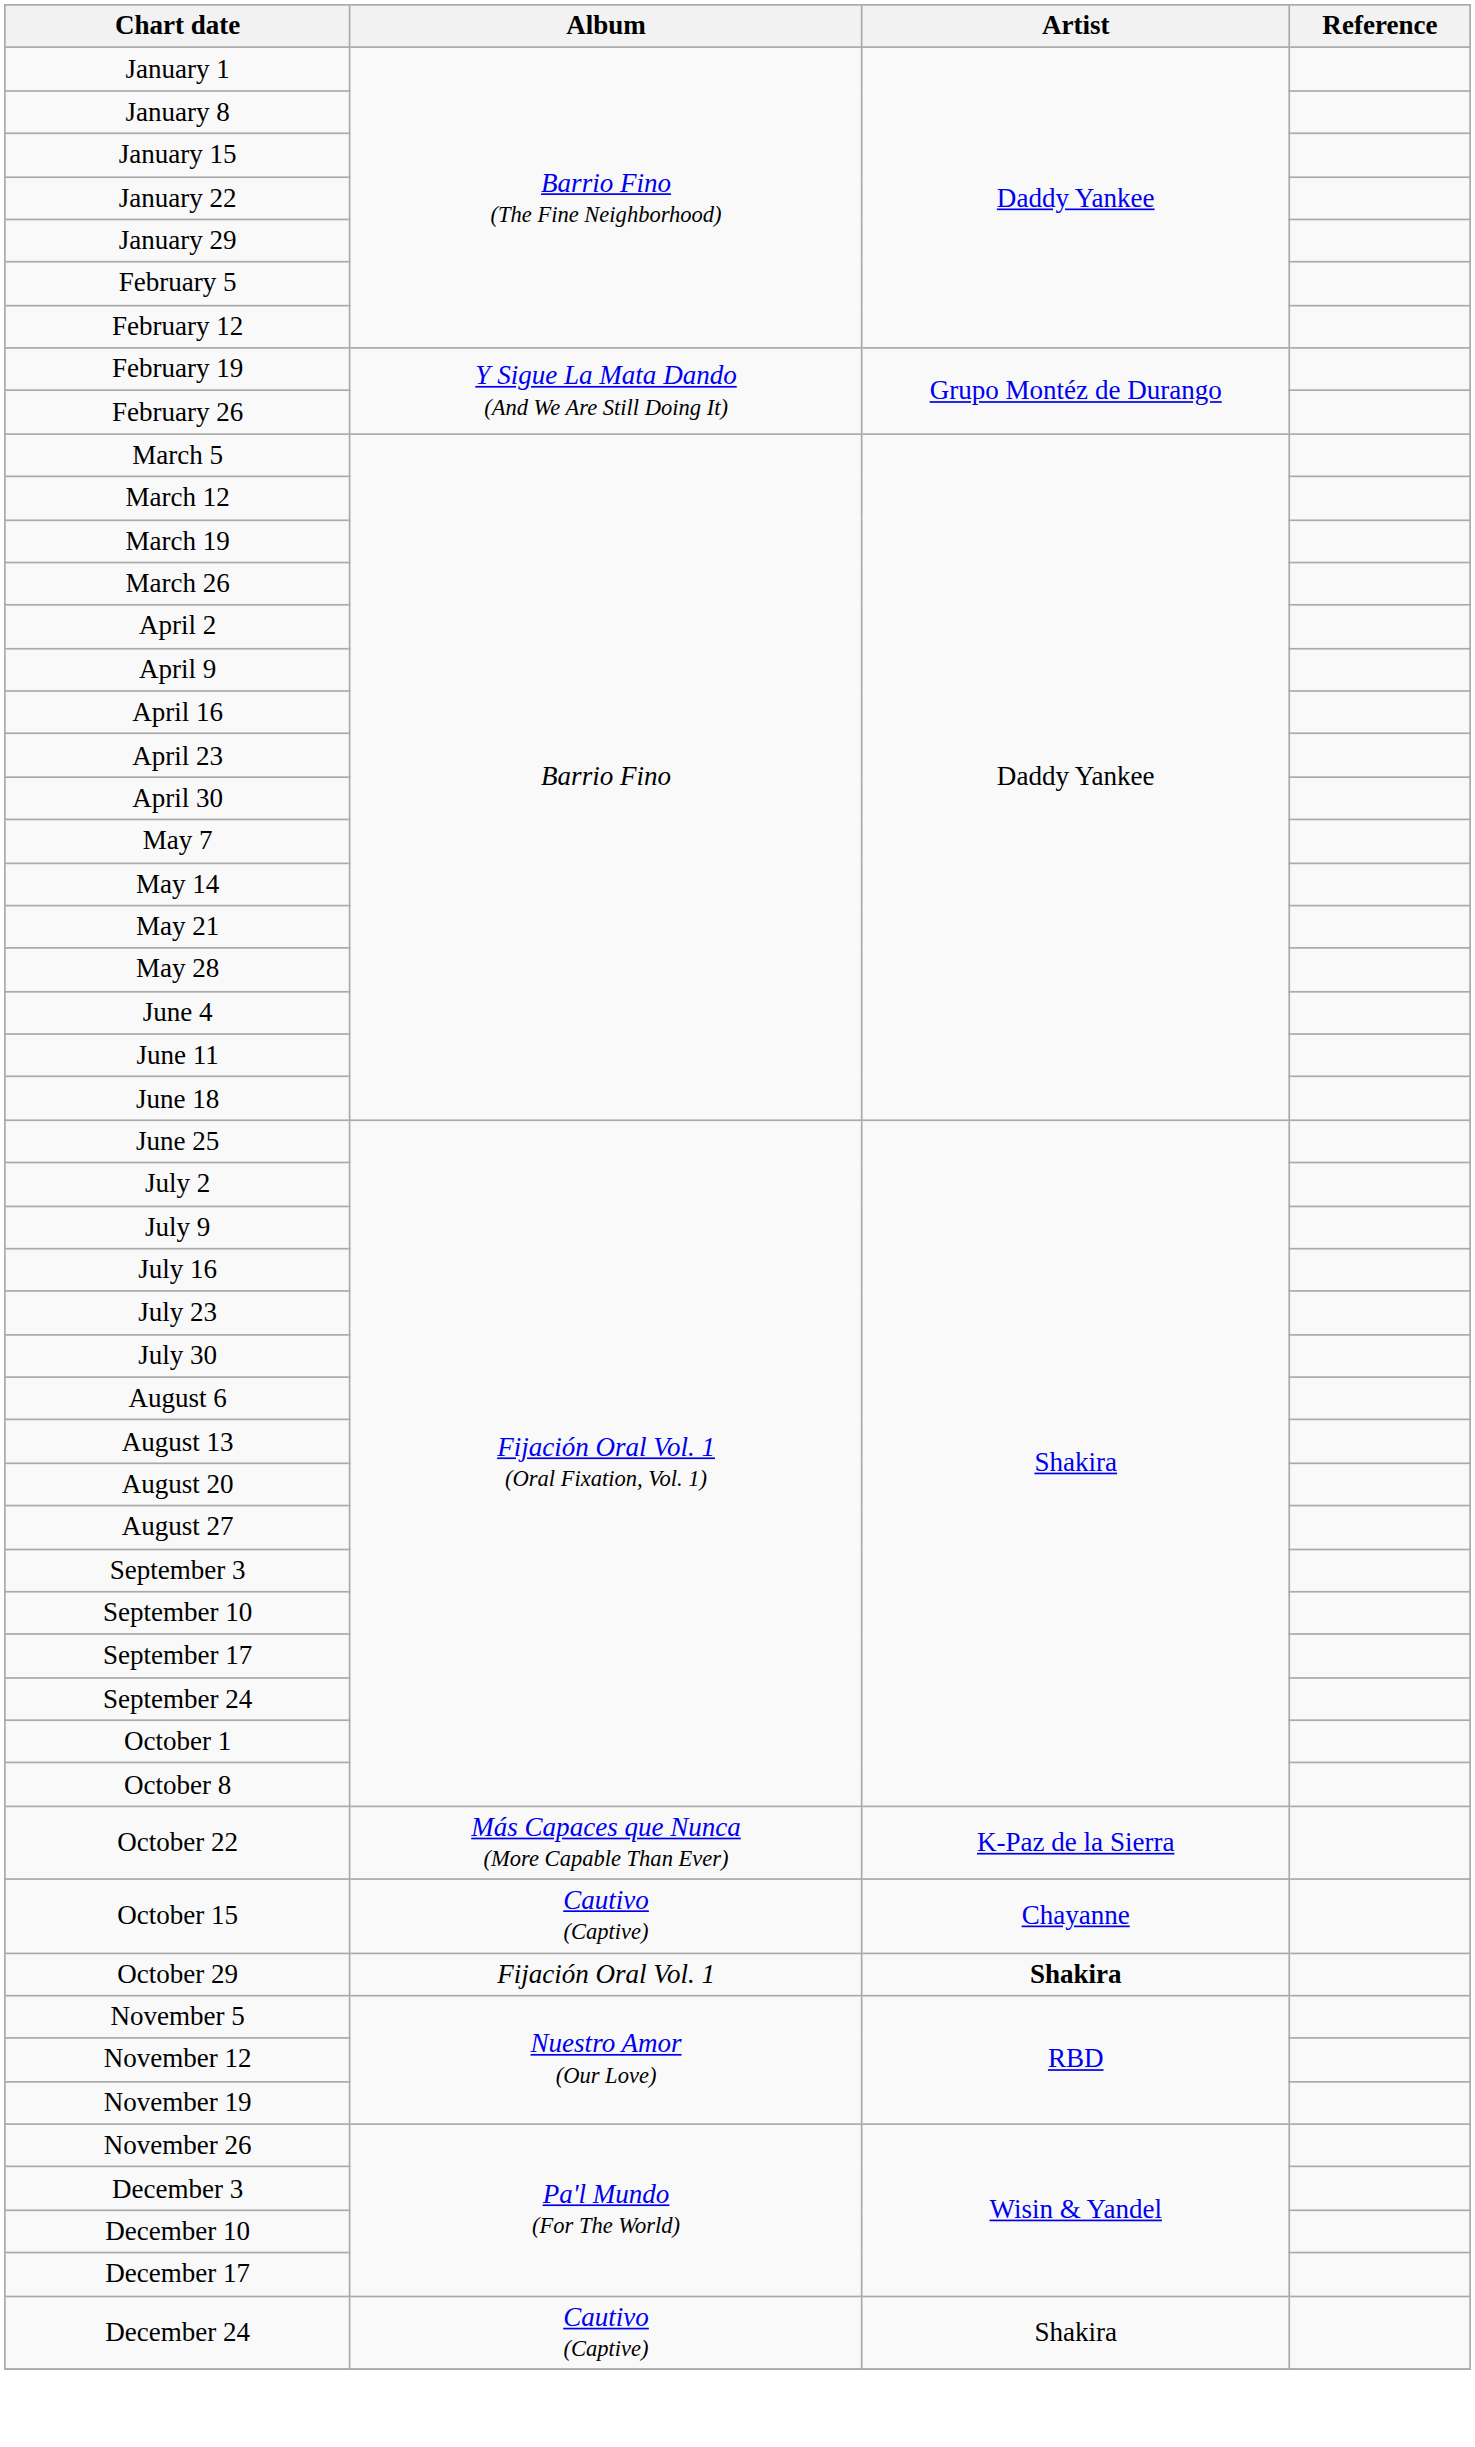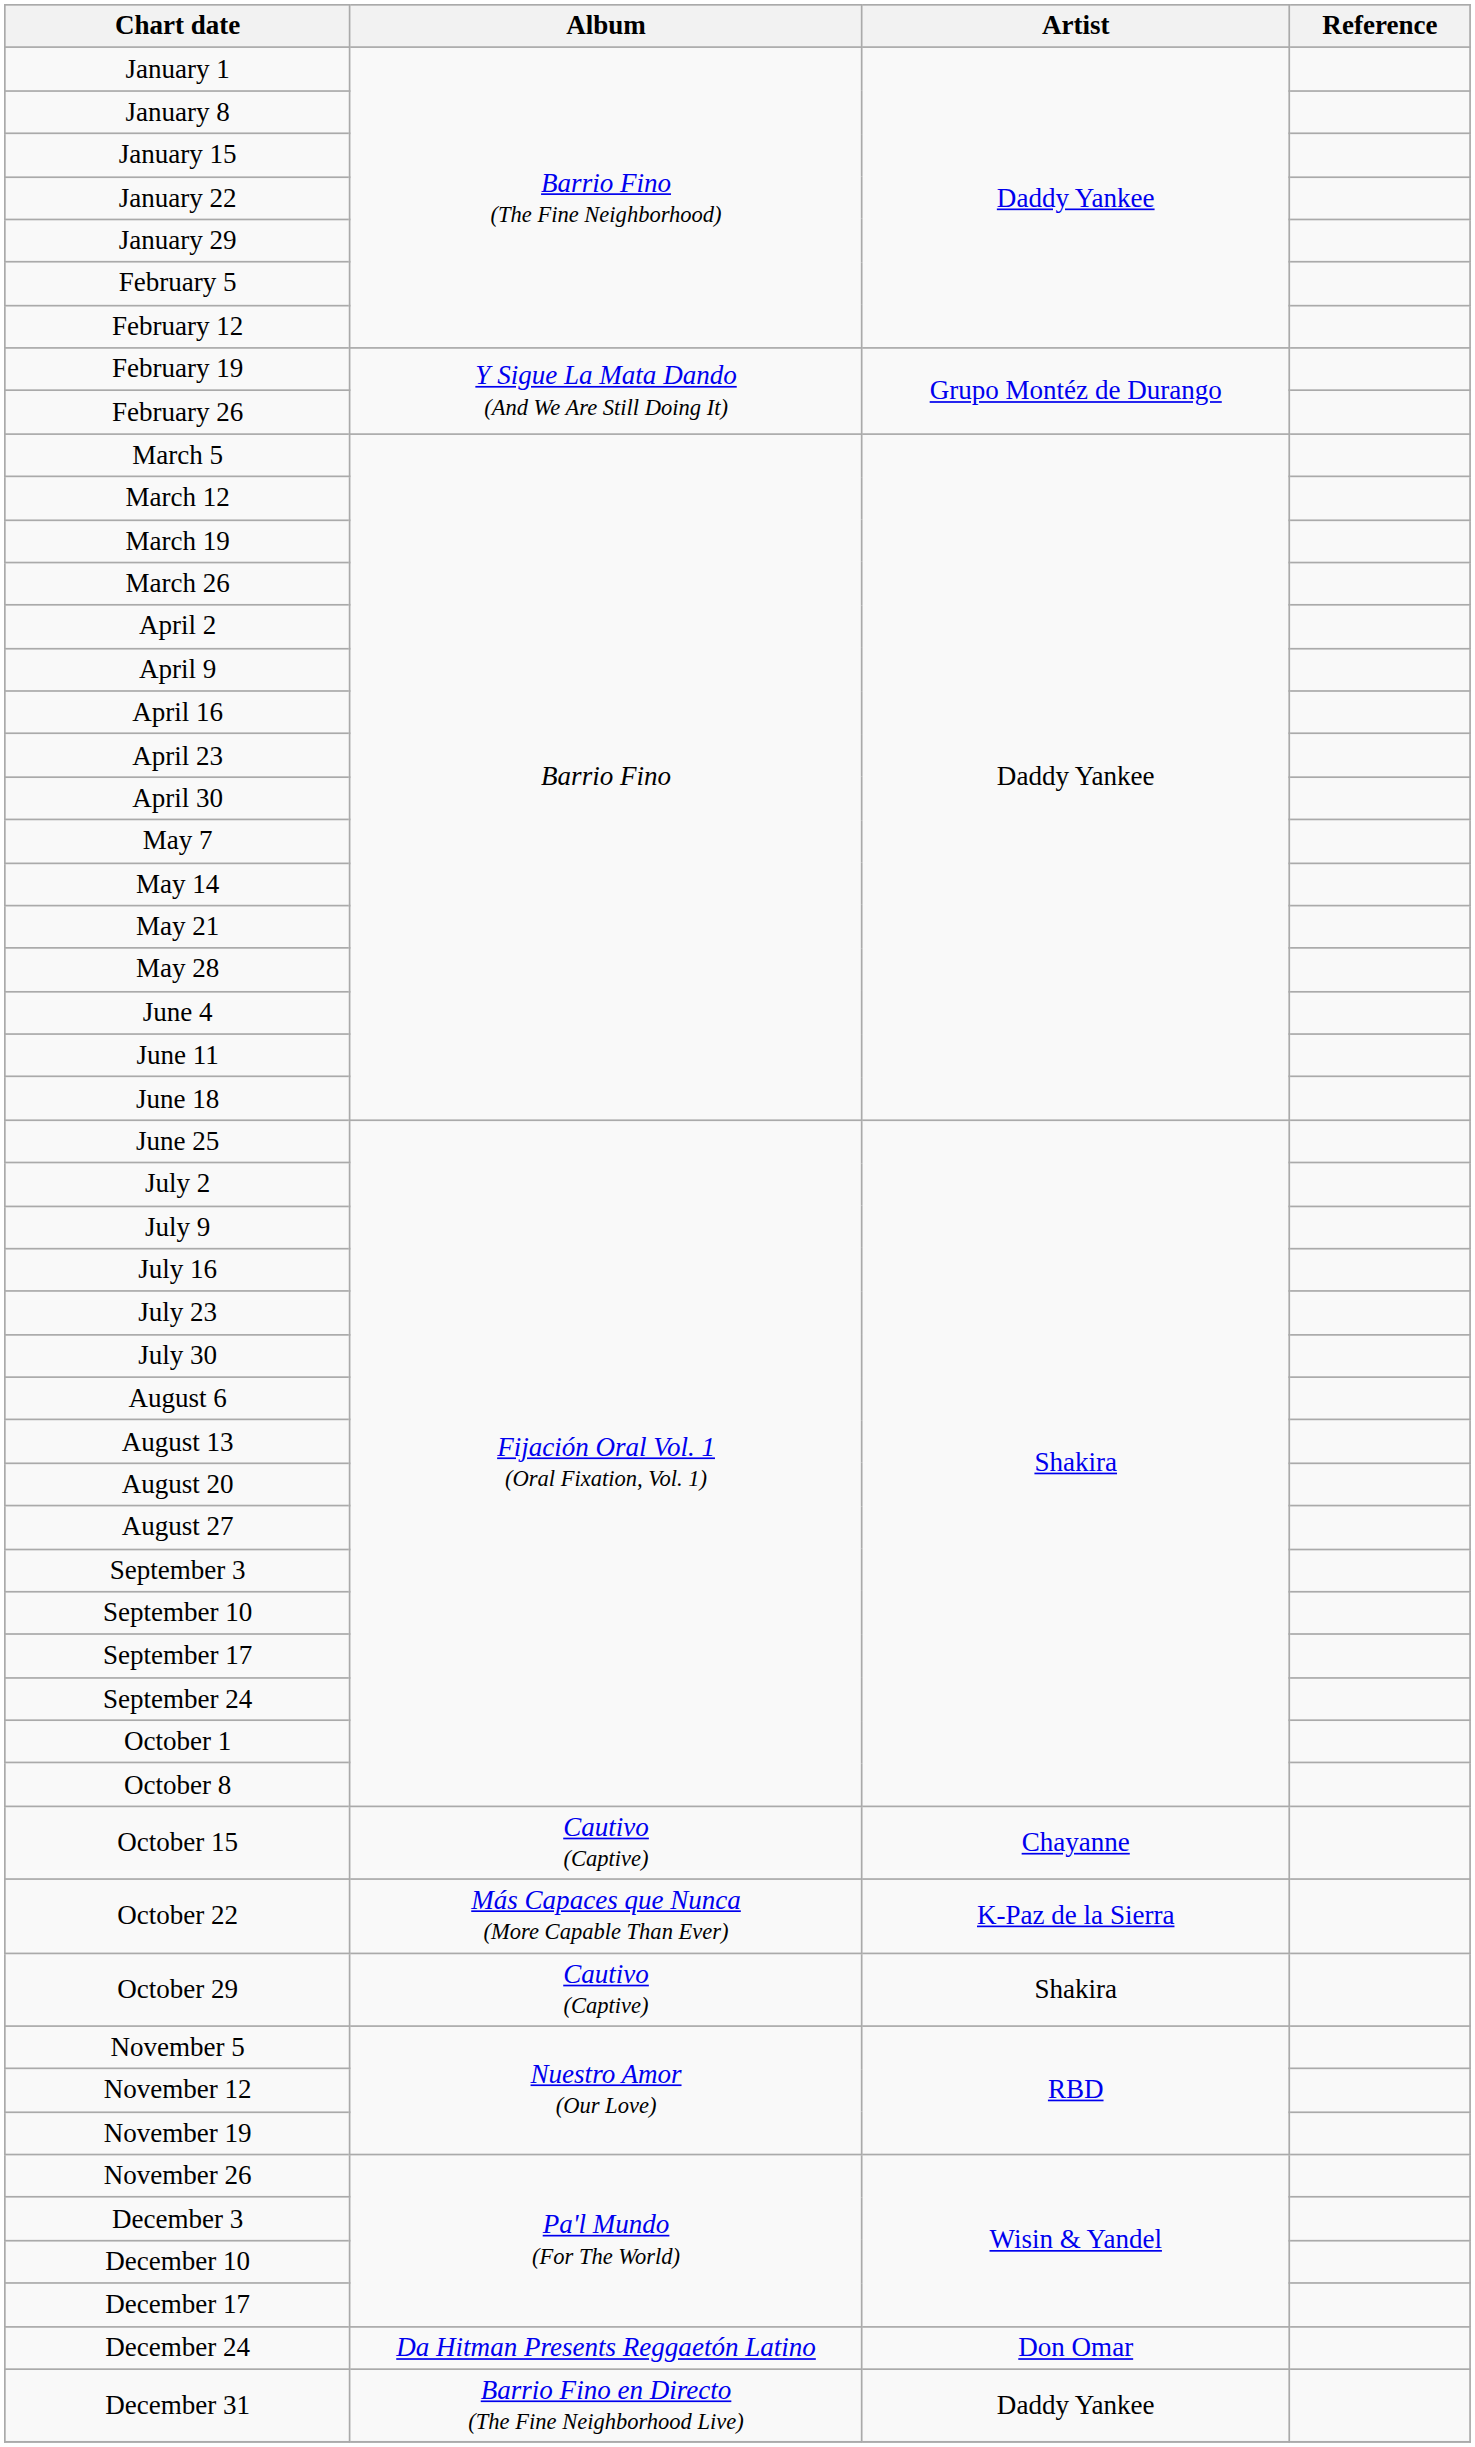rows swapped: (178, 1915) <-> (178, 1842)
(606, 1973) Fijación Oral Vol. 1 -> (606, 1988) Cautivo (Captive)
(1076, 1973) bold -> (1076, 1988) normal
(606, 2331) Cautivo (Captive) -> (606, 2347) Da Hitman Presents Reggaetón Latino
(1076, 2331) Shakira -> (1076, 2347) Don Omar
+ row: (178, 2405)
